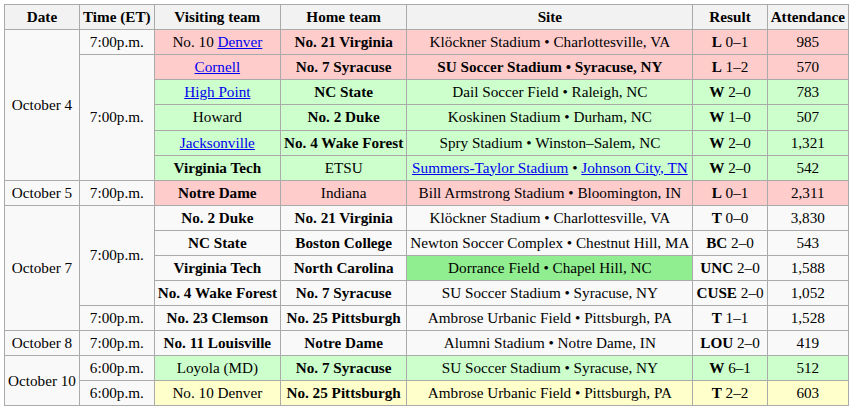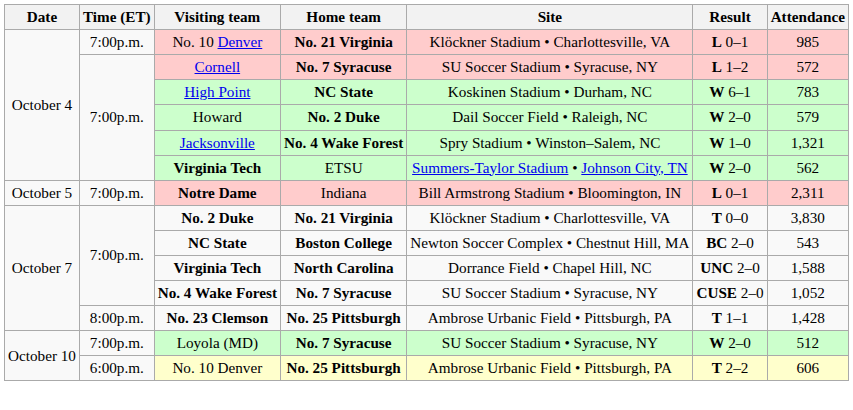(550, 67) bold -> (550, 67) normal
(808, 67) 570 -> (808, 67) 572
(550, 92) Dail Soccer Field • Raleigh, NC -> (550, 92) Koskinen Stadium • Durham, NC
(730, 92) W 2–0 -> (730, 92) W 6–1
(550, 117) Koskinen Stadium • Durham, NC -> (550, 117) Dail Soccer Field • Raleigh, NC
(730, 117) W 1–0 -> (730, 117) W 2–0
(808, 117) 507 -> (808, 117) 579
(730, 142) W 2–0 -> (730, 142) W 1–0
(808, 167) 542 -> (808, 167) 562
(550, 267) lightgreen background -> (550, 267) no background
(117, 317) 7:00p.m. -> (117, 317) 8:00p.m.
(808, 317) 1,528 -> (808, 317) 1,428
- row: (217, 343)
(117, 368) 6:00p.m. -> (117, 343) 7:00p.m.
(730, 368) W 6–1 -> (730, 343) W 2–0
(808, 393) 603 -> (808, 368) 606
